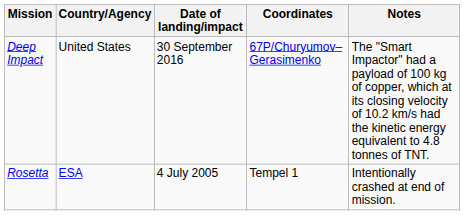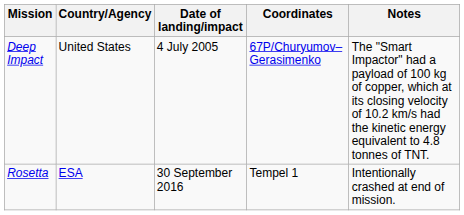(195, 53) 30 September 2016 -> (188, 46) 4 July 2005
(188, 173) 4 July 2005 -> (195, 180) 30 September 2016
